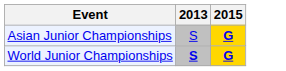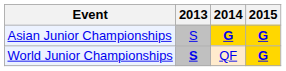+ column: (228, 15)
